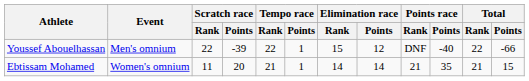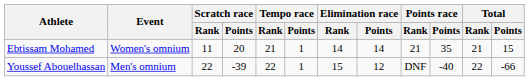rows swapped: (56, 49) <-> (51, 67)
